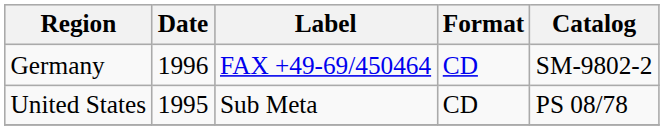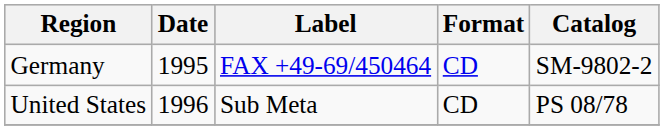(183, 64) 1996 -> (183, 64) 1995
(183, 104) 1995 -> (183, 104) 1996
